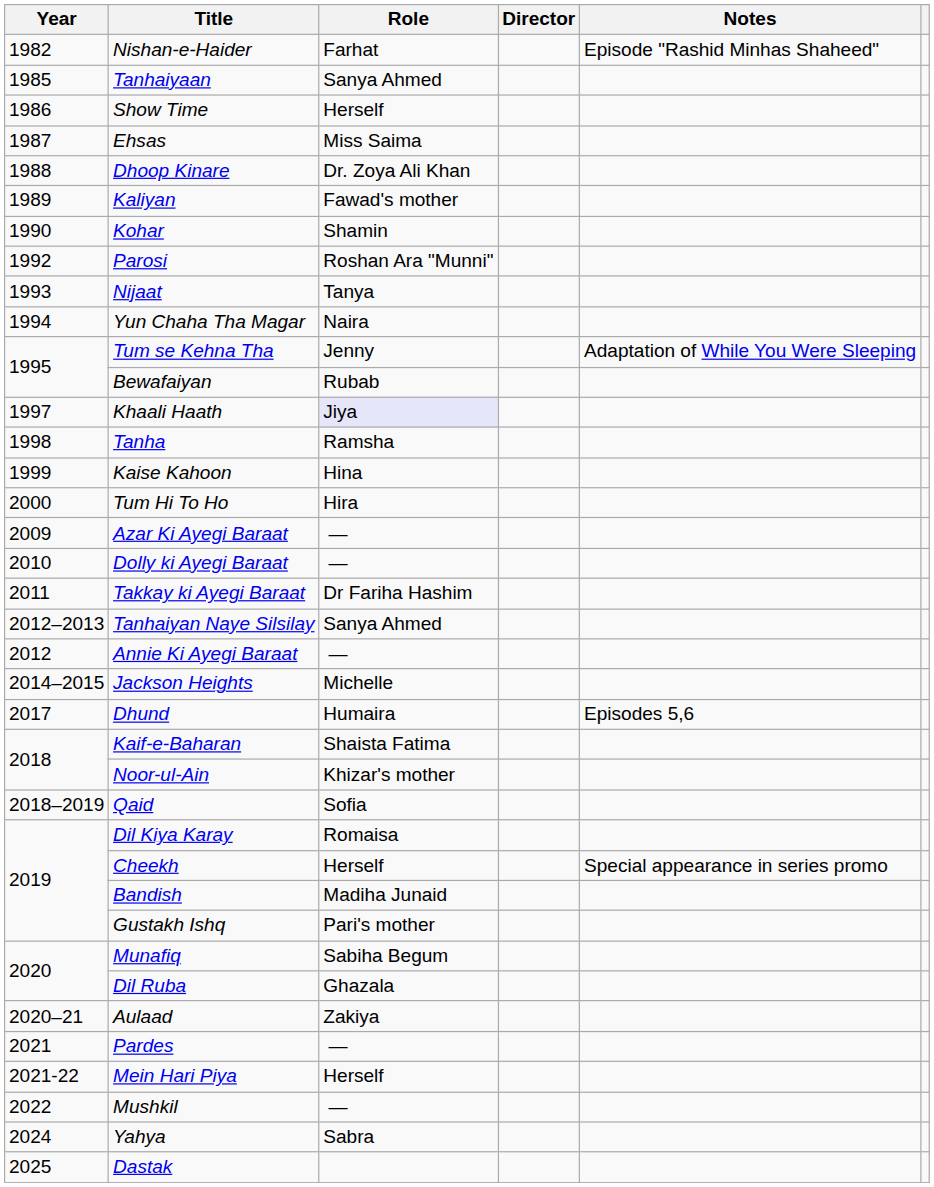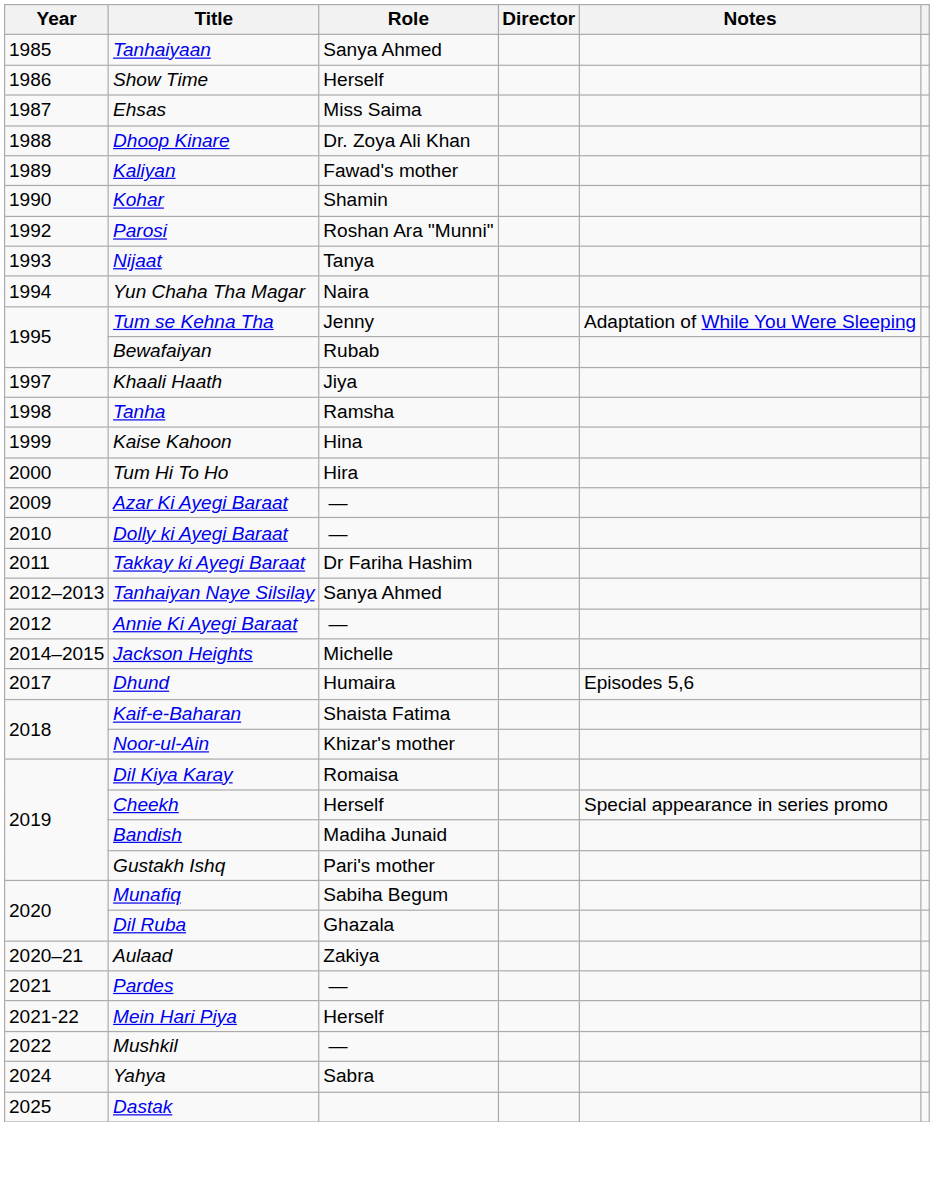- row: (182, 49)
(340, 412) lavender background -> (340, 381) no background
- row: (133, 804)
